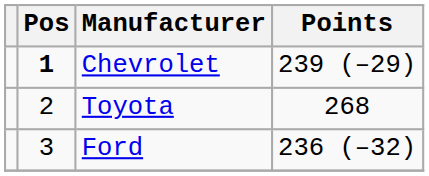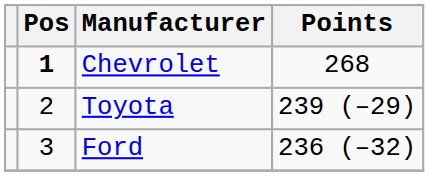(347, 67) 239 (–29) -> (347, 67) 268
(347, 109) 268 -> (347, 109) 239 (–29)
